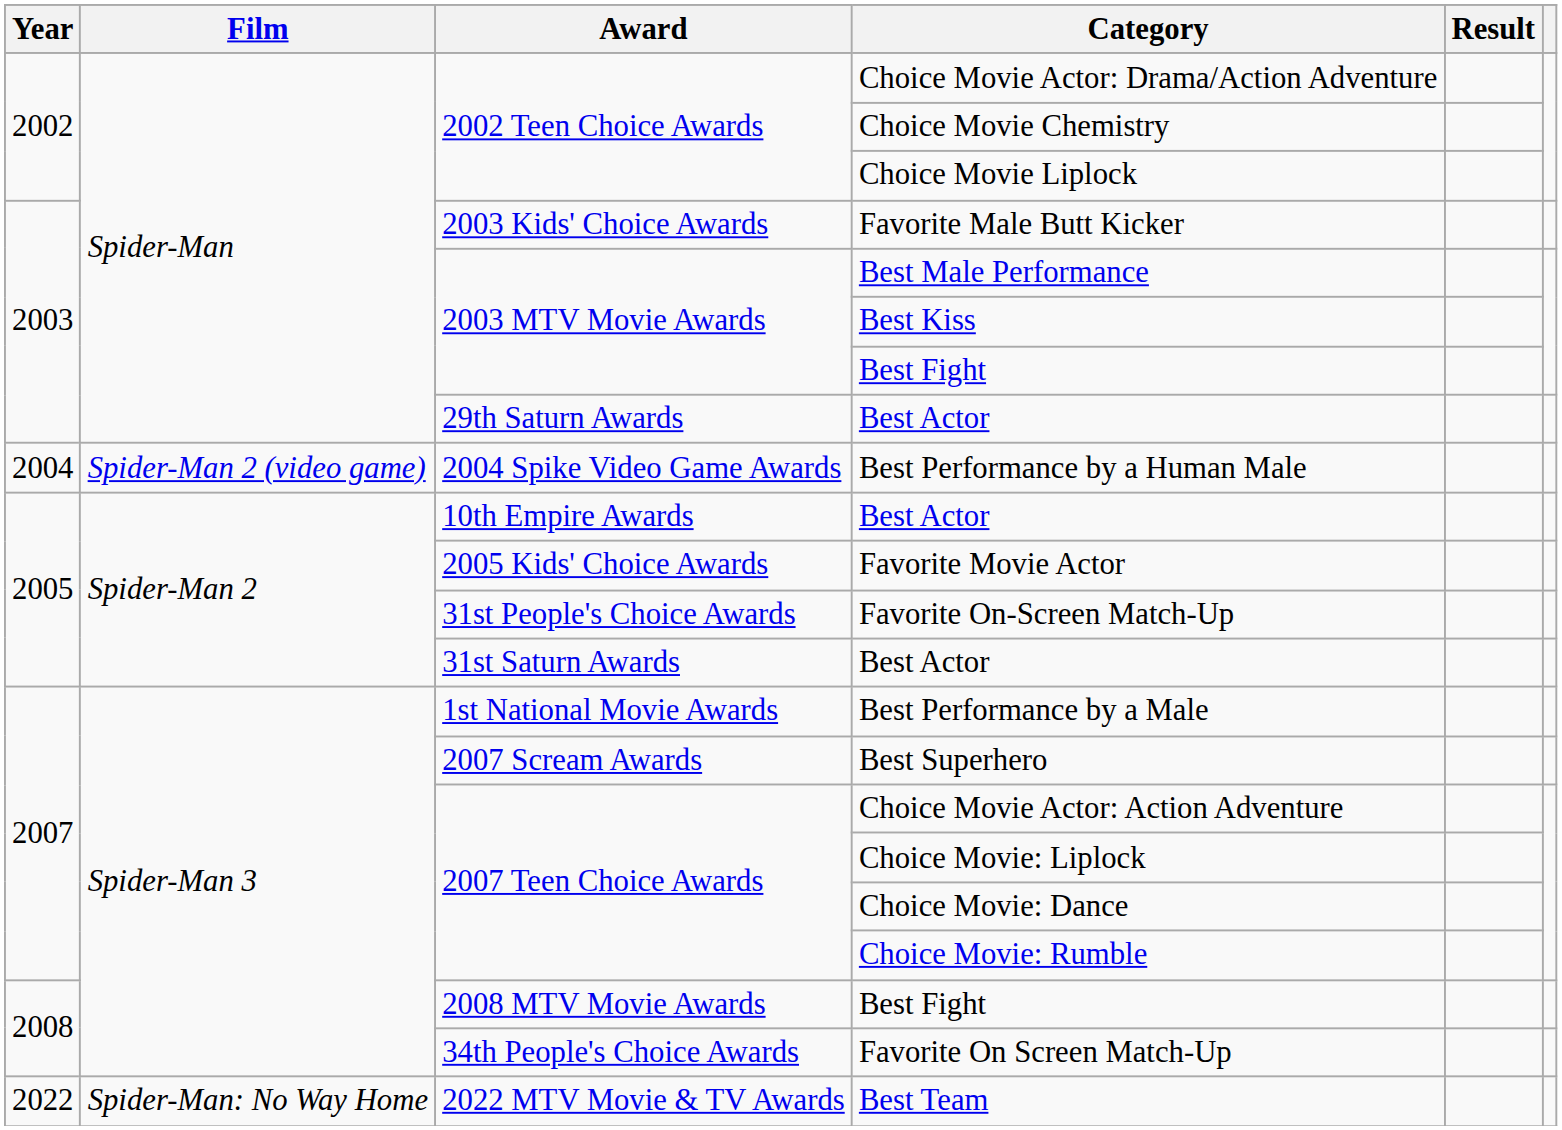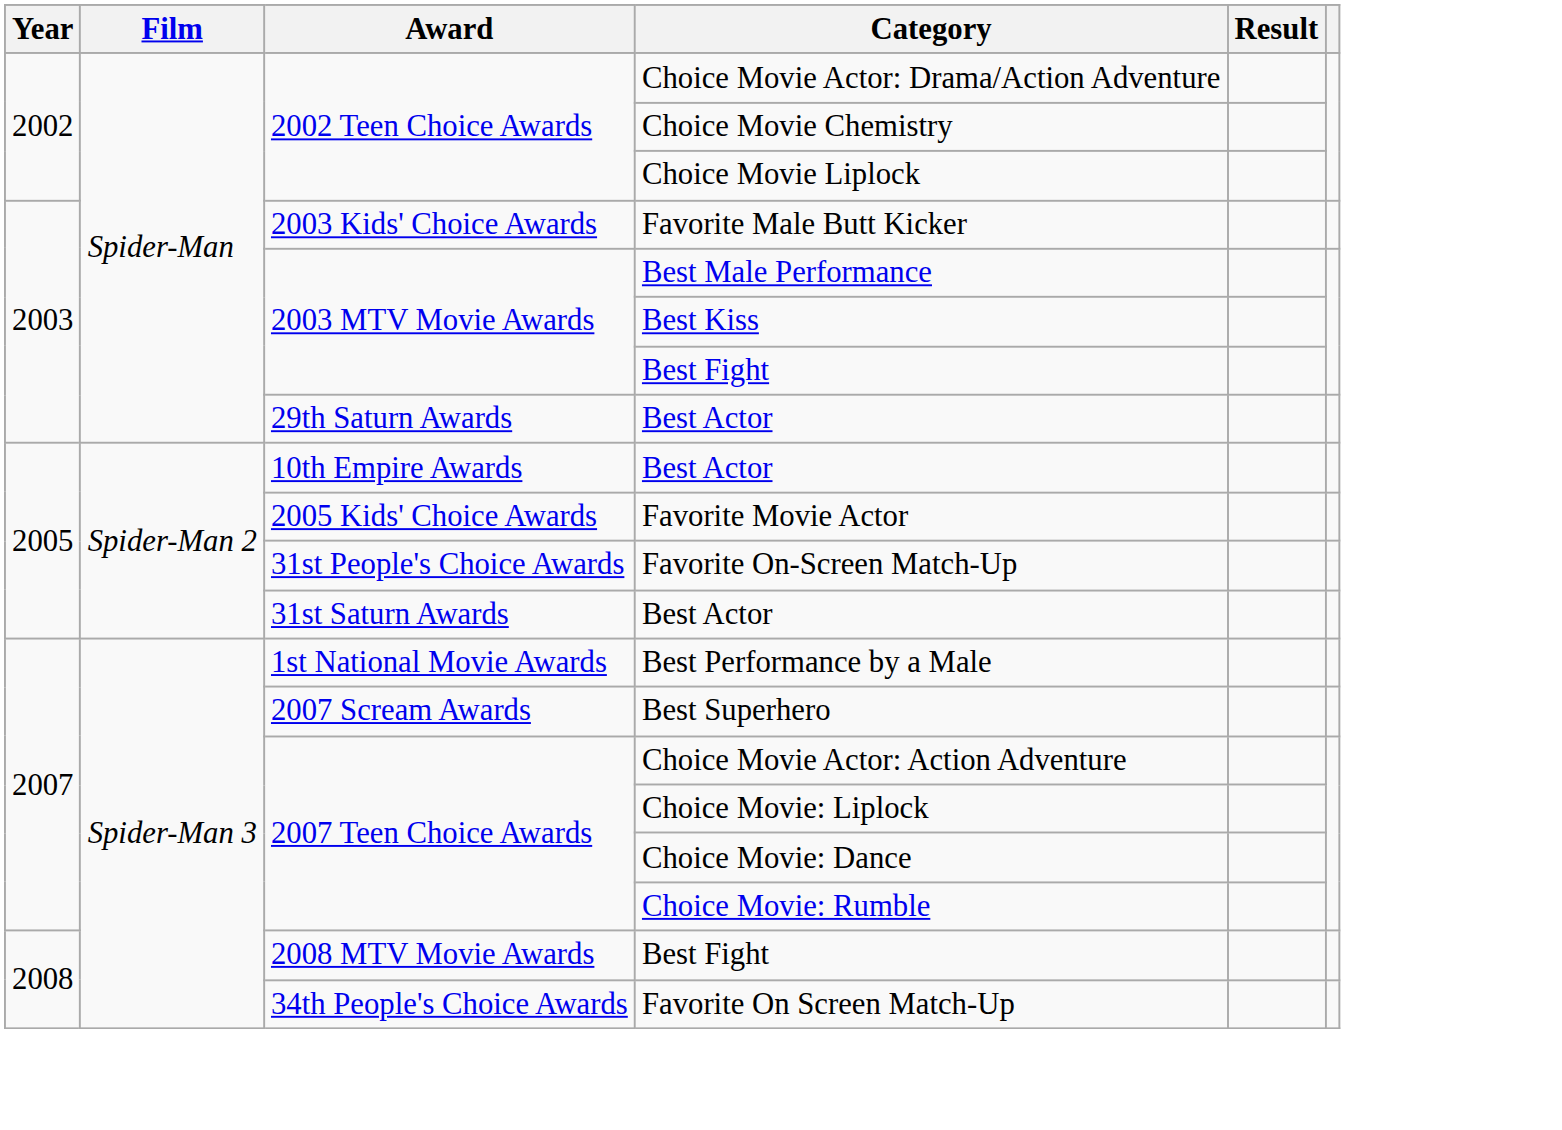- row: (642, 467)
- row: (643, 1100)
